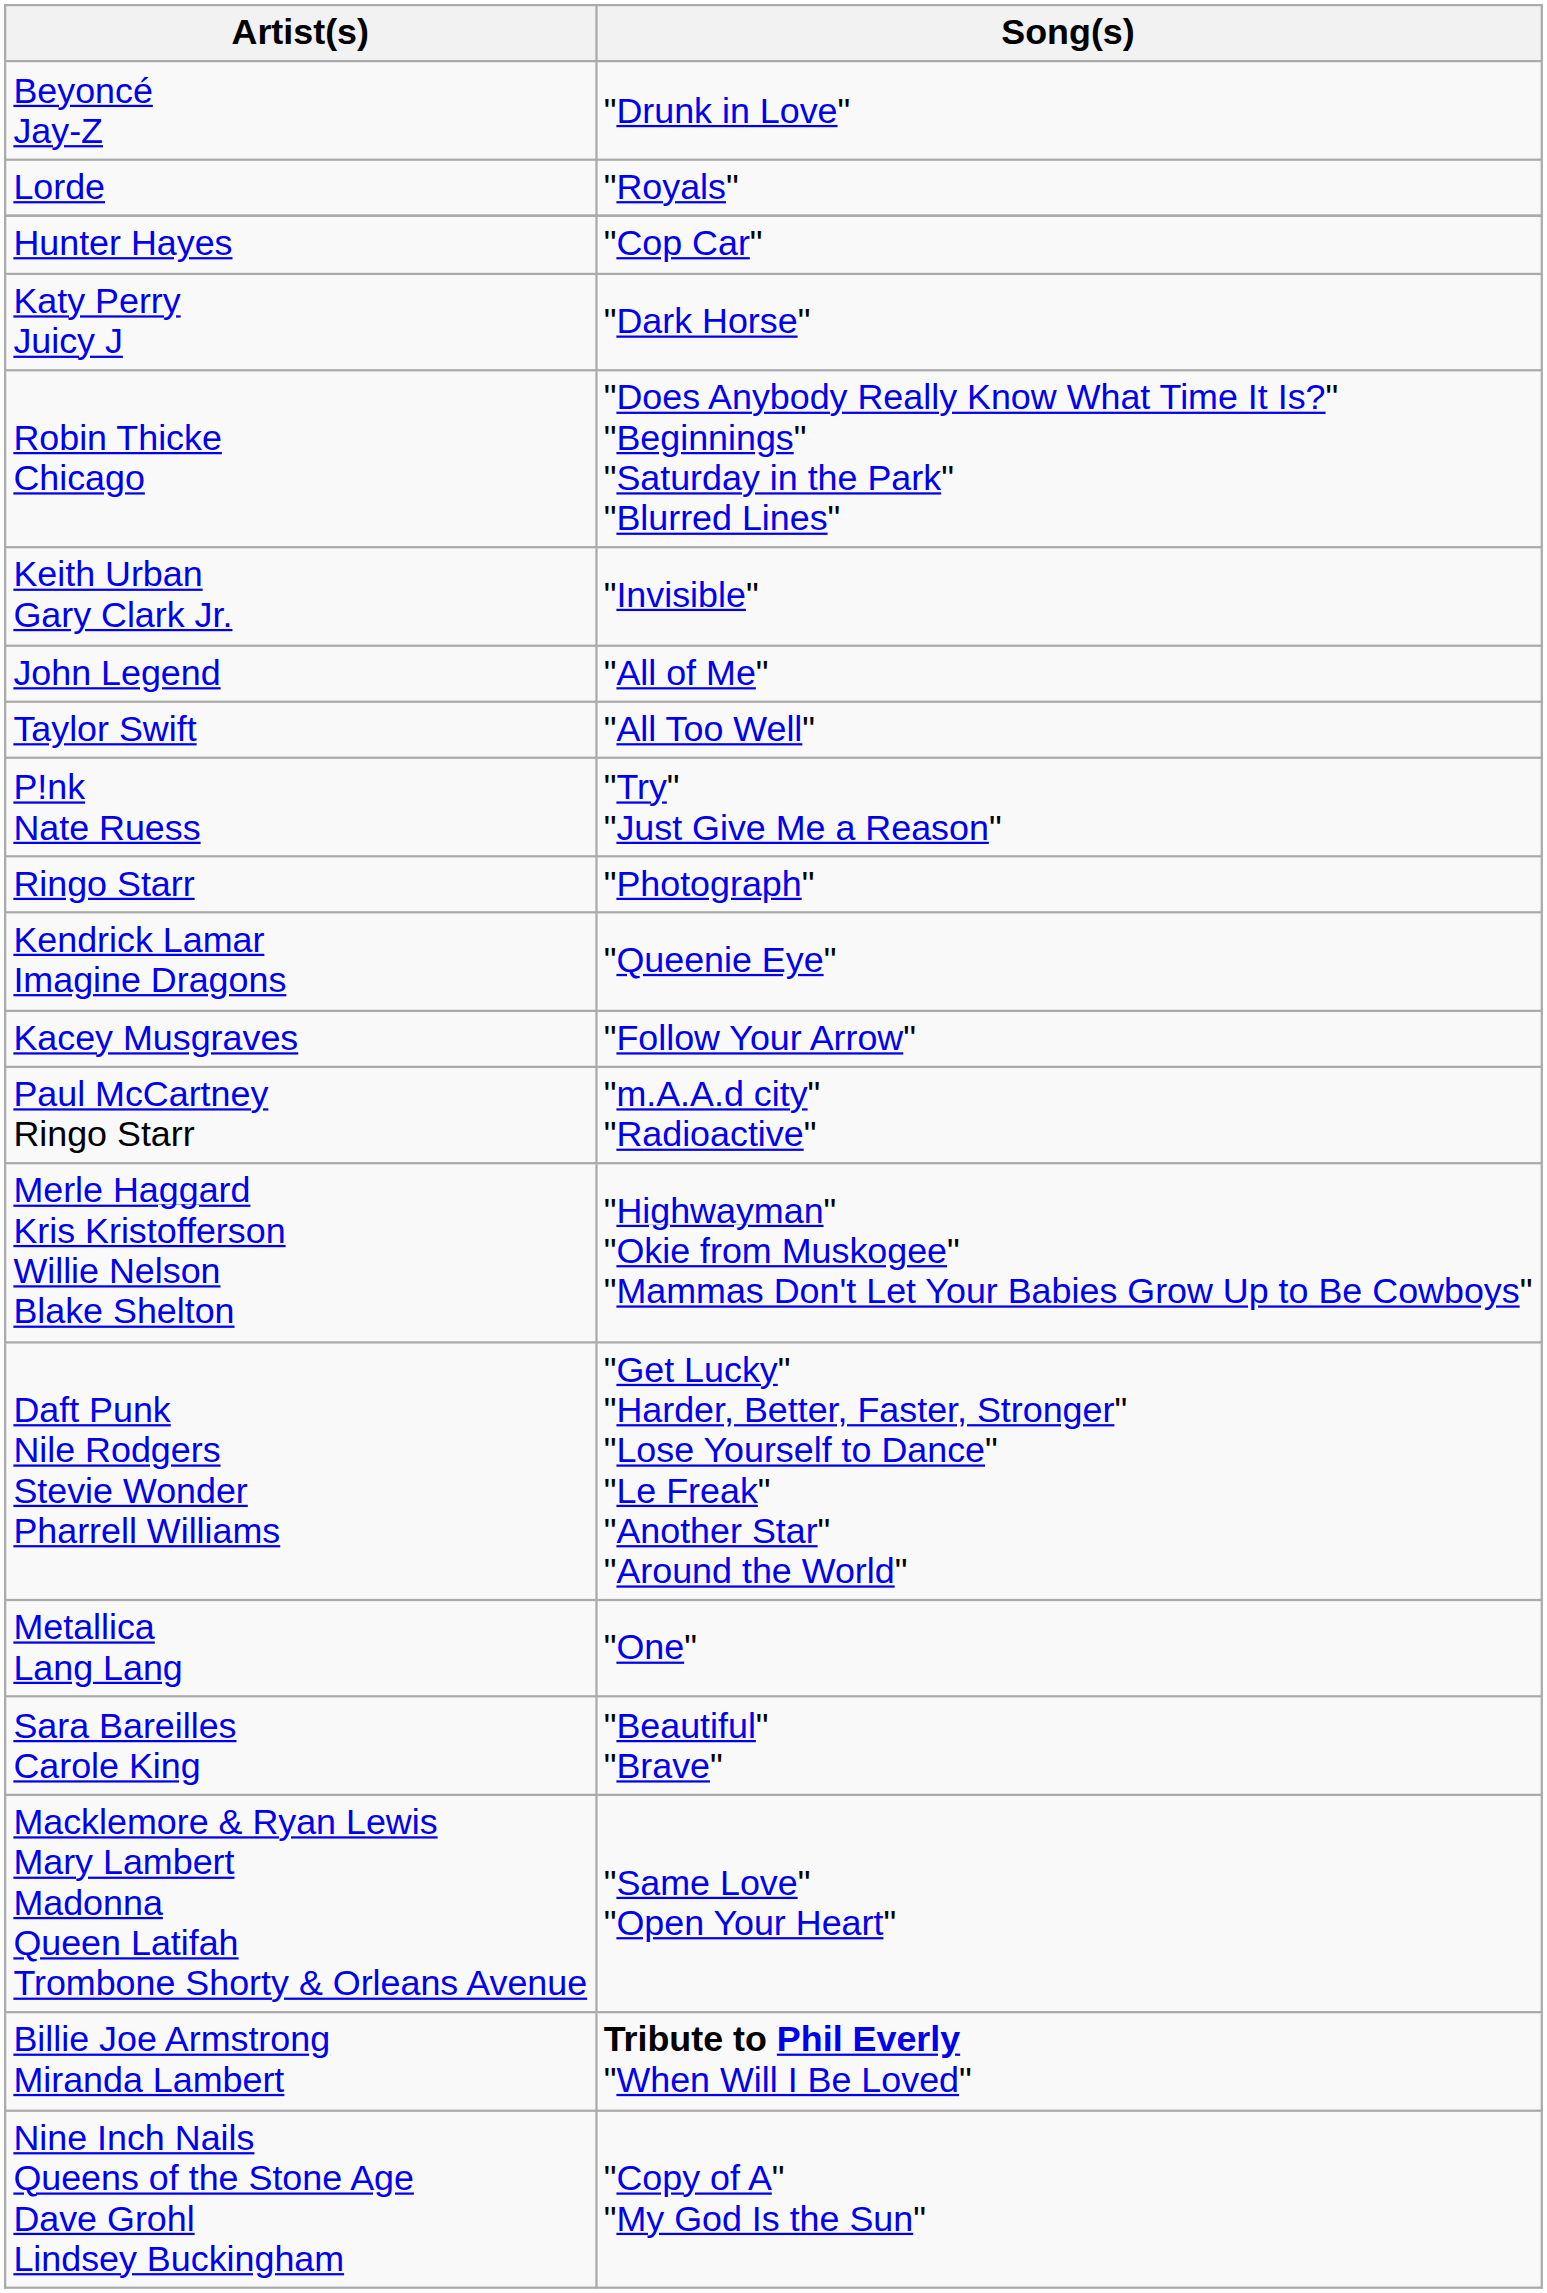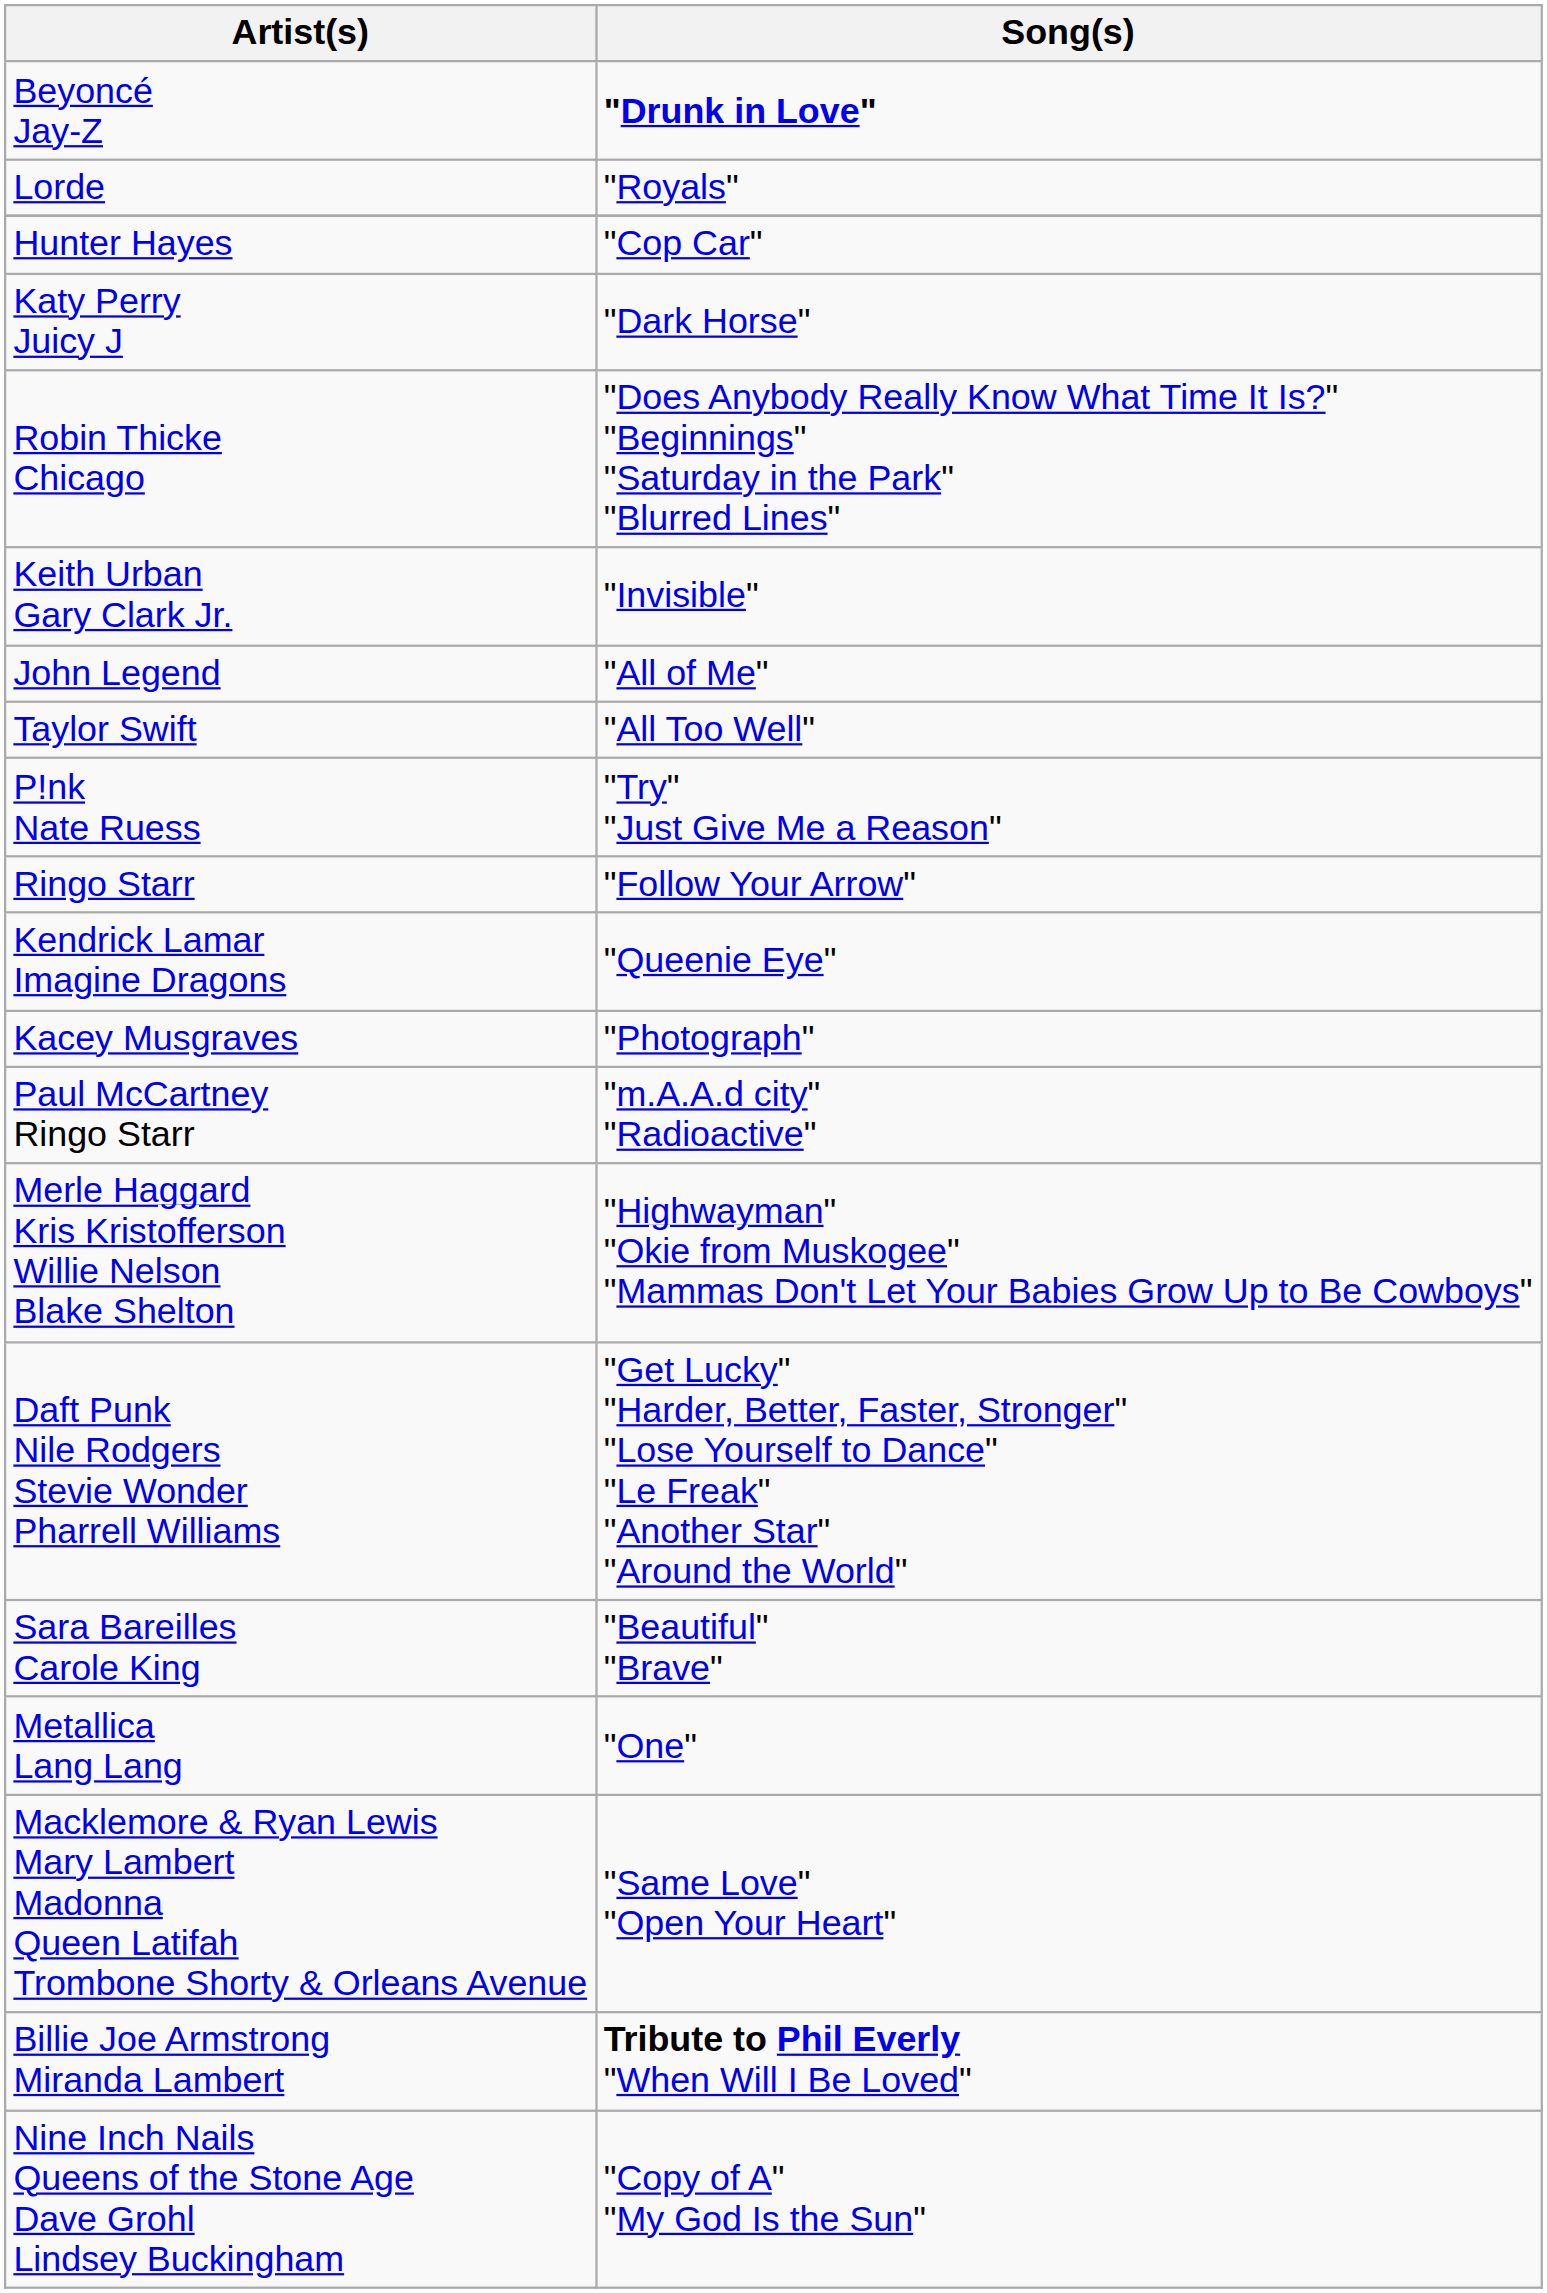(727, 109) normal -> (740, 109) bold
(709, 883) "Photograph" -> (760, 883) "Follow Your Arrow"
(760, 1037) "Follow Your Arrow" -> (709, 1037) "Photograph"
rows swapped: (125, 1745) <-> (98, 1647)
